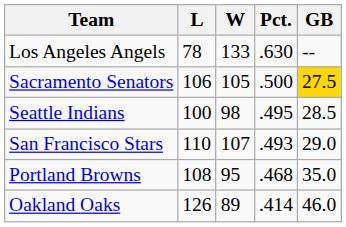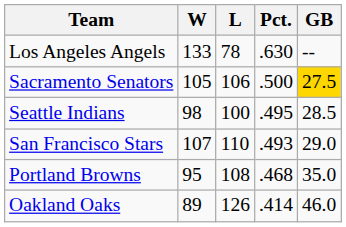columns swapped: (235, 19) <-> (197, 19)
